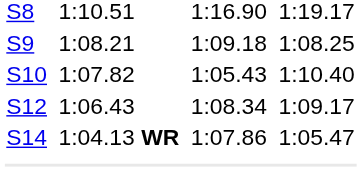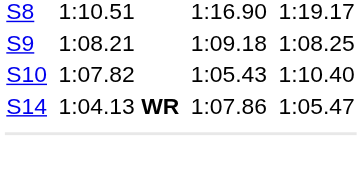- row: (27, 106)
